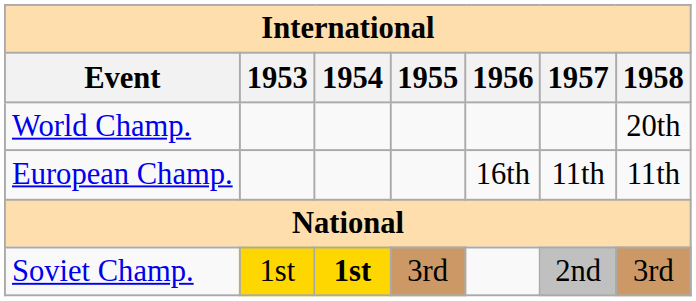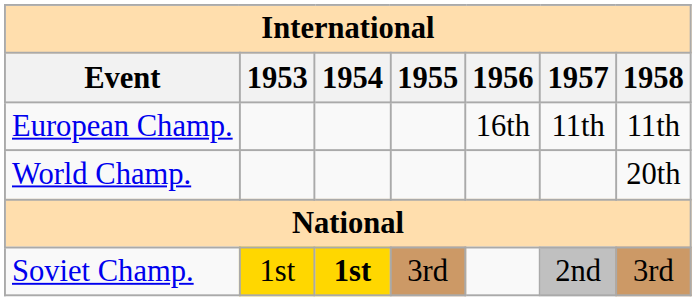rows swapped: (102, 125) <-> (122, 174)
